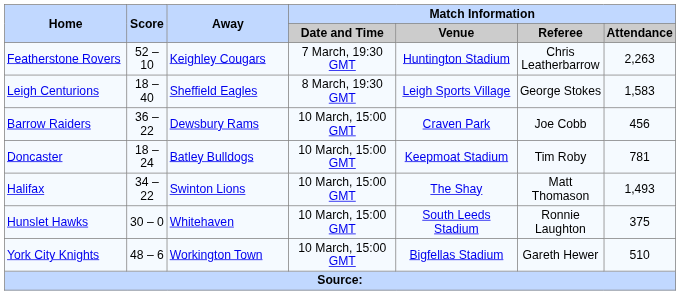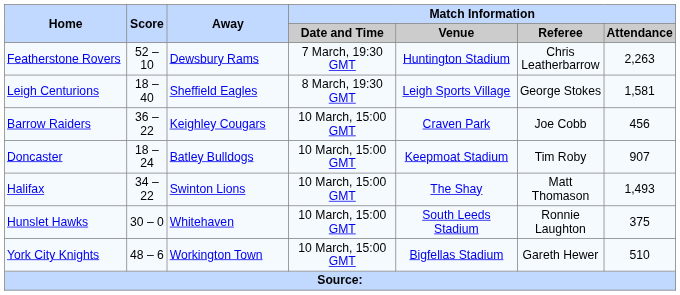(218, 58) Keighley Cougars -> (214, 58) Dewsbury Rams
(640, 91) 1,583 -> (640, 91) 1,581
(214, 124) Dewsbury Rams -> (218, 124) Keighley Cougars
(640, 156) 781 -> (640, 156) 907
